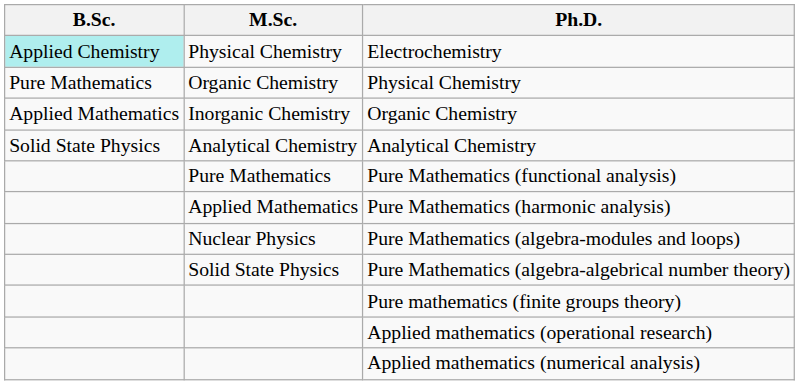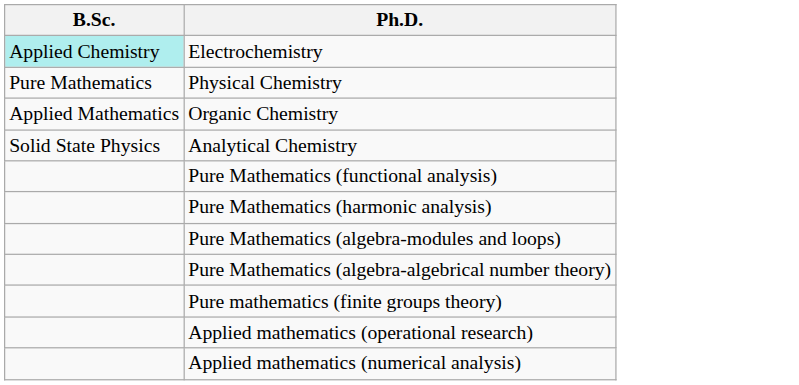- column: (273, 20)
